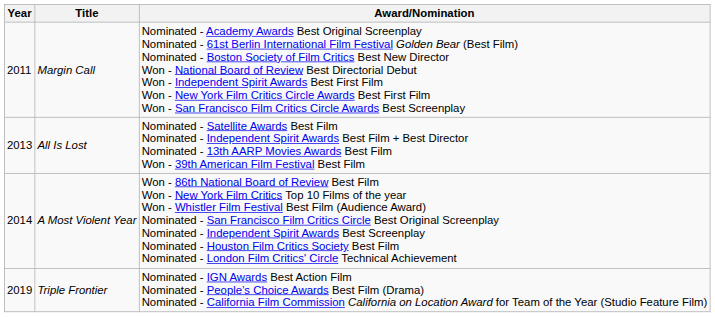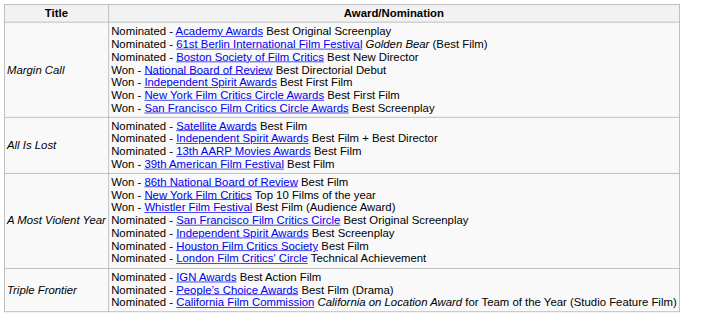- column: (20, 13)
